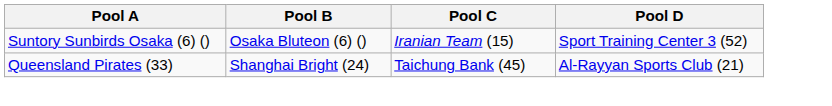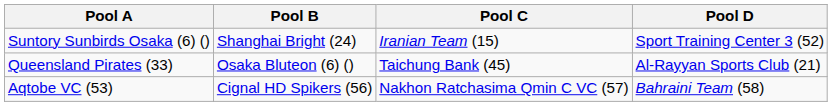(298, 40) Osaka Bluteon (6) () -> (287, 40) Shanghai Bright (24)
(299, 64) Shanghai Bright (24) -> (285, 64) Osaka Bluteon (6) ()
+ row: (60, 88)
